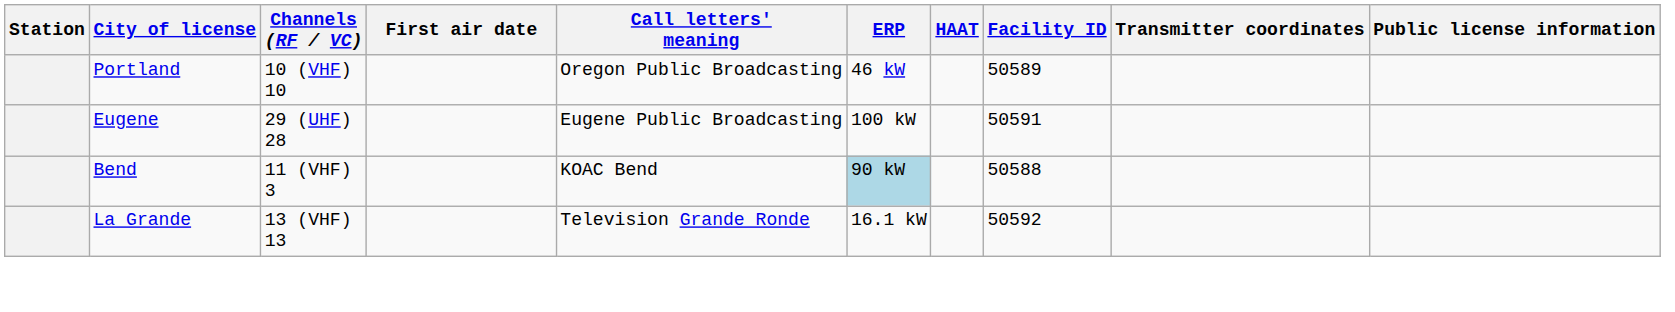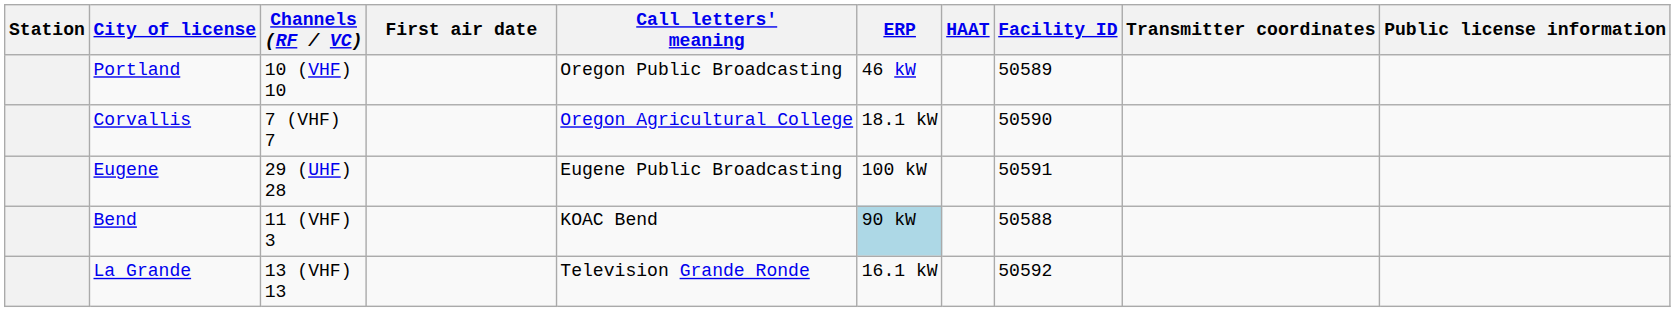+ row: (142, 120)
